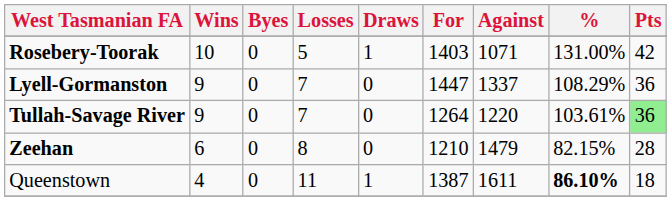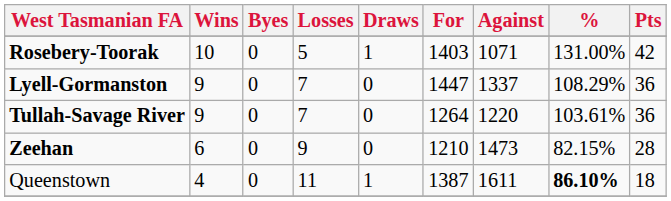(645, 116) lightgreen background -> (645, 116) no background
(303, 148) 8 -> (303, 148) 9
(498, 148) 1479 -> (498, 148) 1473
